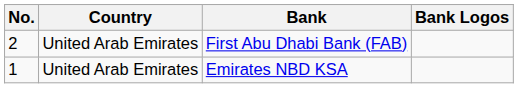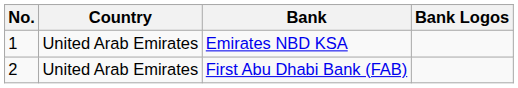rows swapped: (277, 69) <-> (307, 43)
